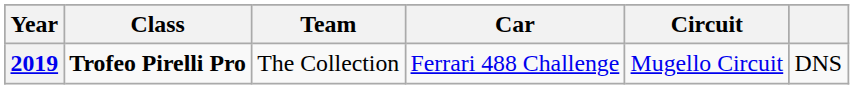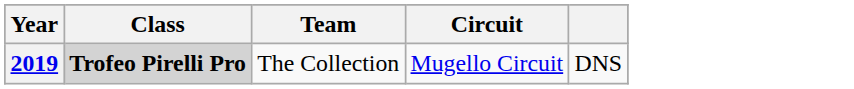- column: (515, 23)
(158, 62) no background -> (158, 62) lightgrey background
